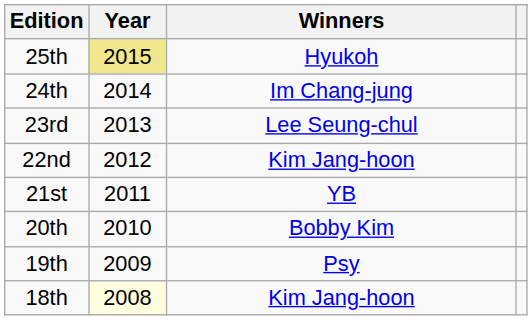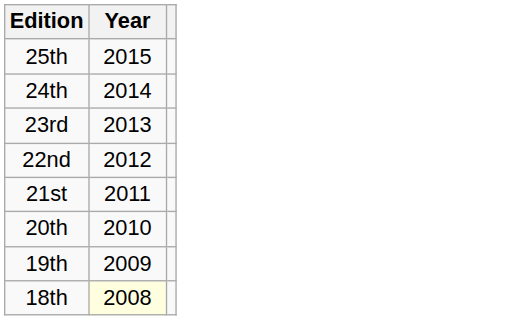- column: (341, 21)
(127, 56) khaki background -> (127, 56) no background
